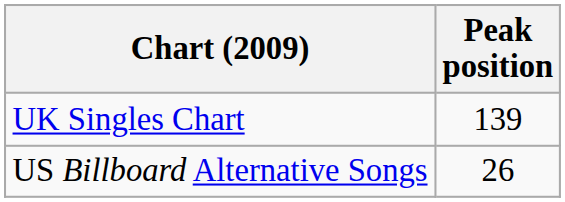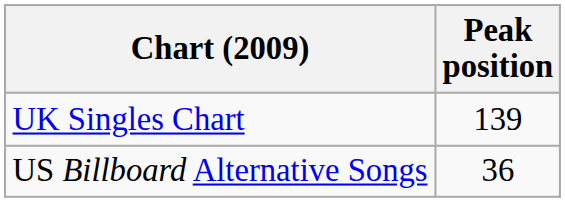(498, 170) 26 -> (498, 170) 36
